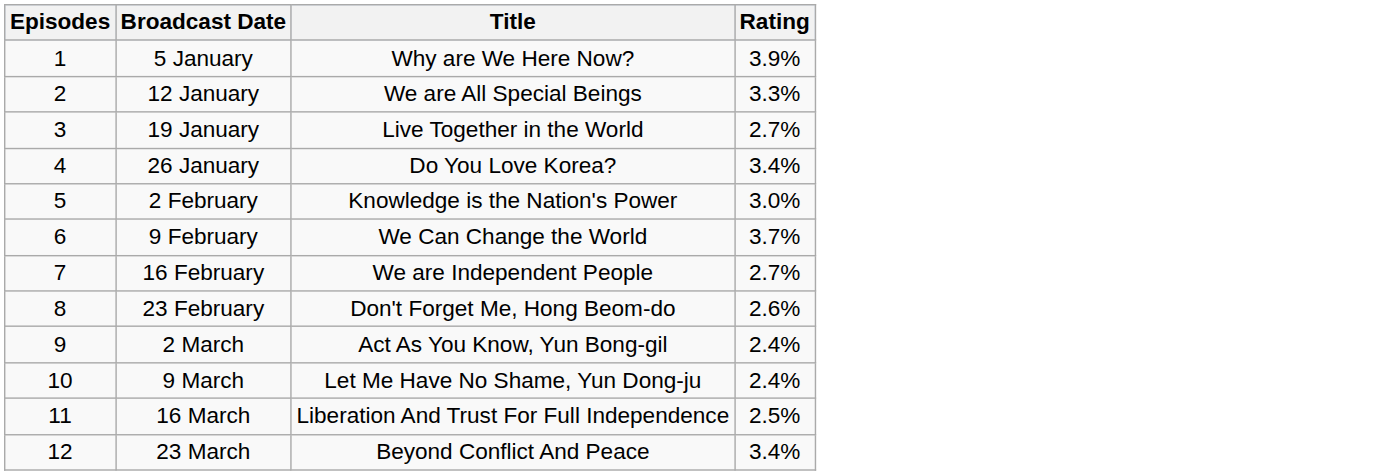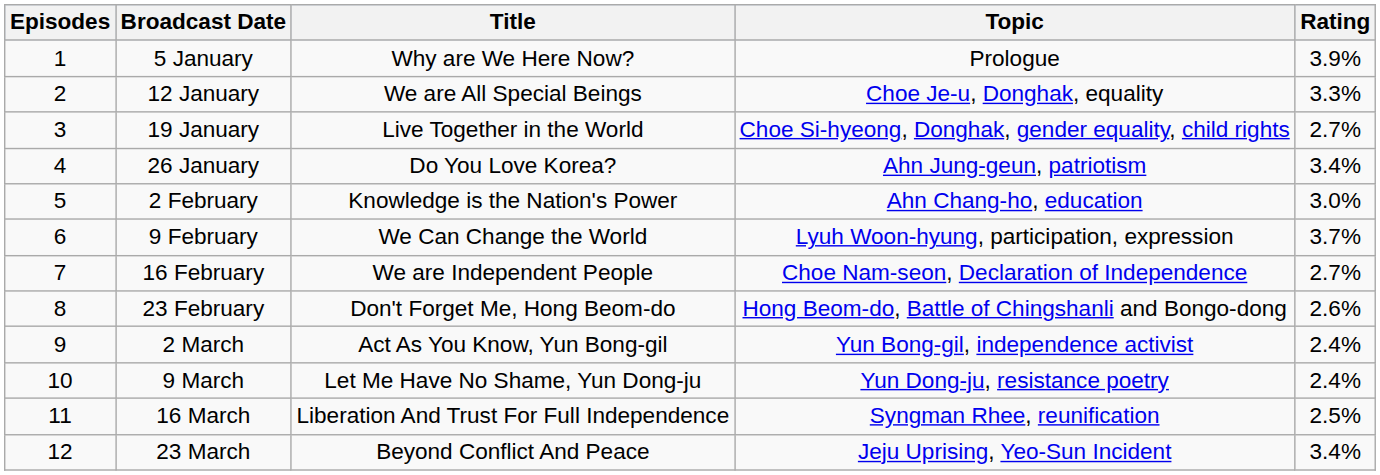+ column: (1015, 22)
